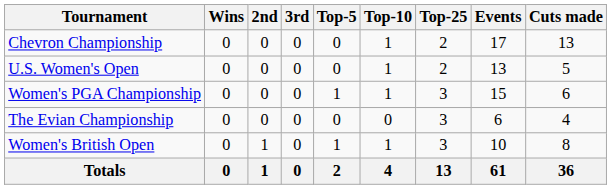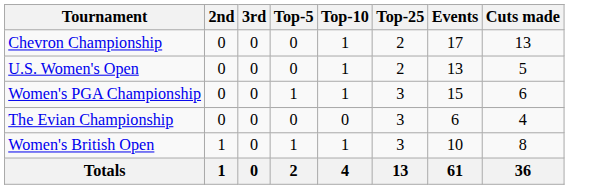- column: (226, 17)
